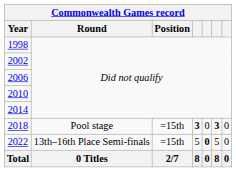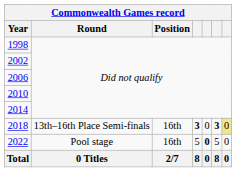(92, 126) Pool stage -> (92, 126) 13th–16th Place Semi-finals
(172, 126) =15th -> (172, 126) 16th
(227, 126) no background -> (227, 126) khaki background
(92, 142) 13th–16th Place Semi-finals -> (92, 142) Pool stage
(172, 142) =15th -> (172, 142) 16th
